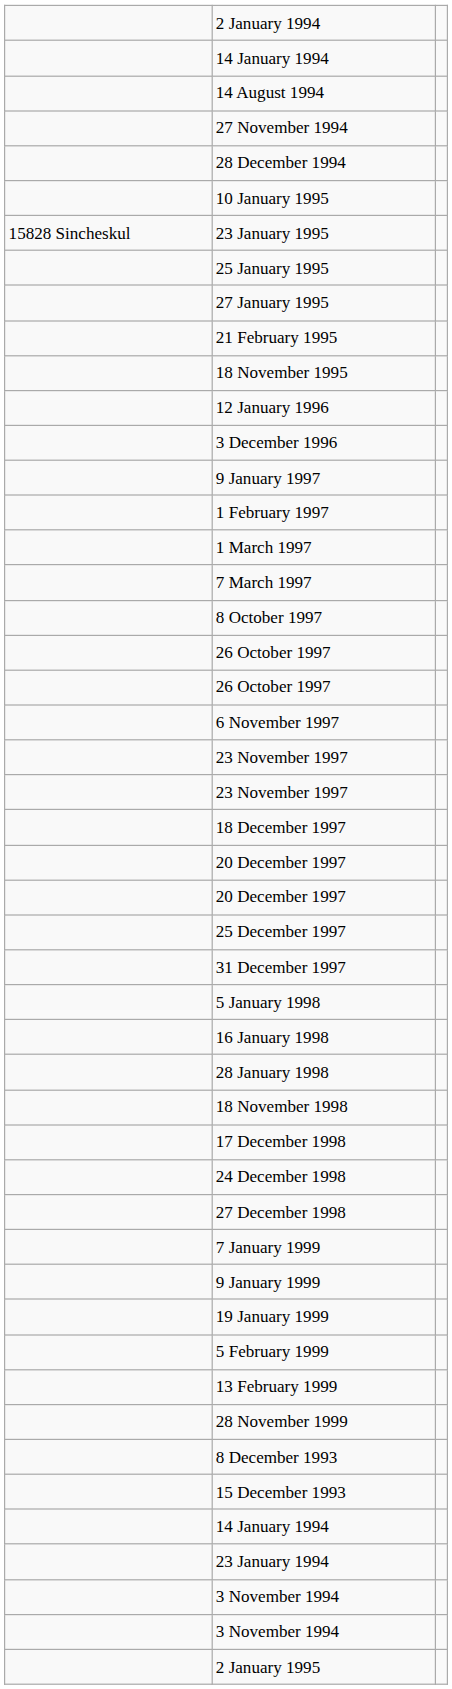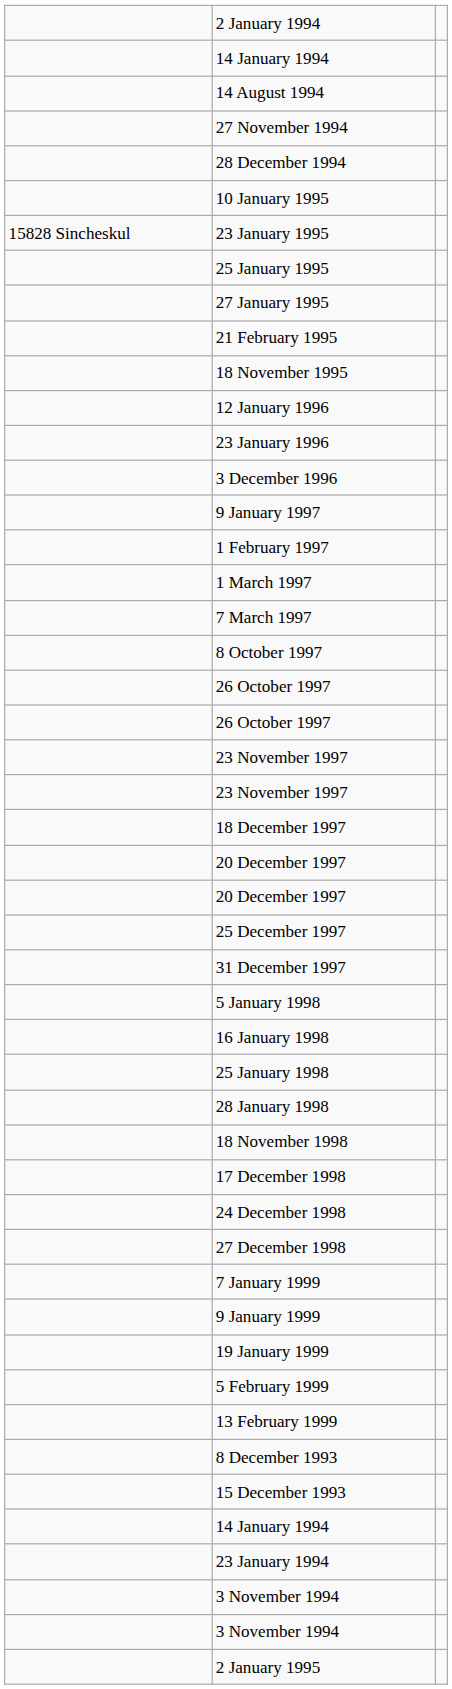+ row: (108, 443)
- row: (108, 723)
+ row: (108, 1072)
- row: (108, 1422)
